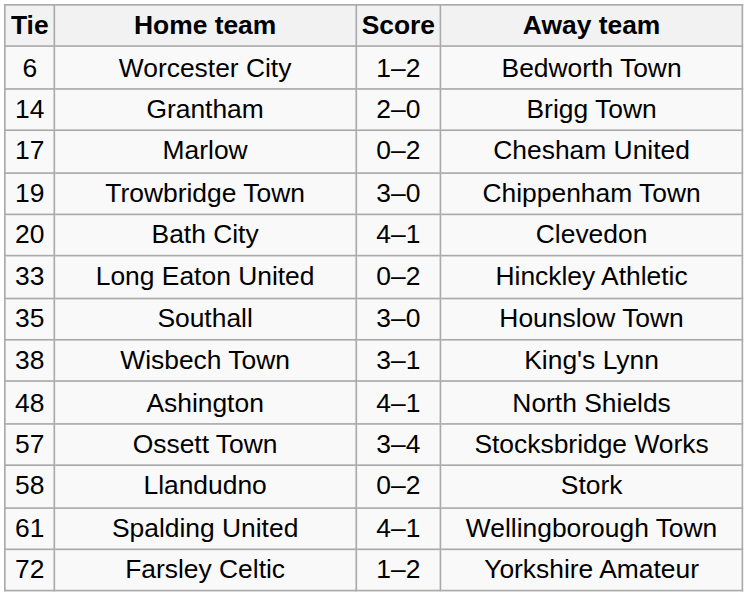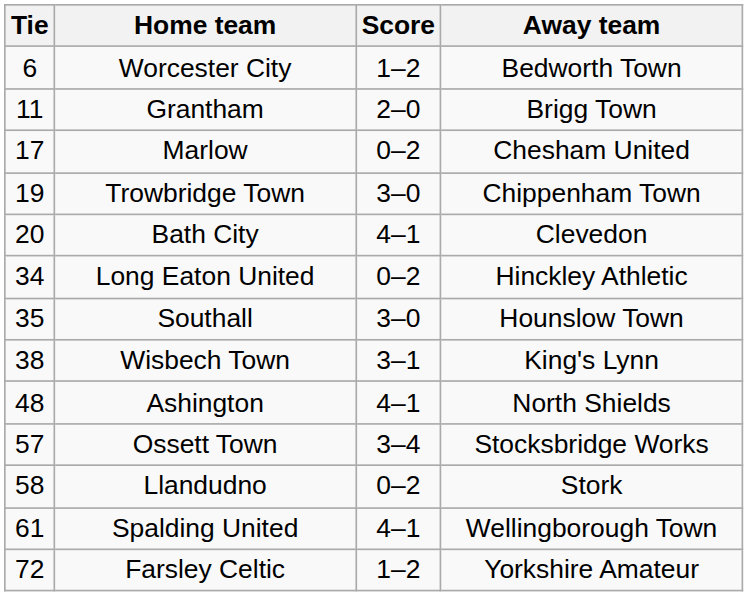(30, 109) 14 -> (30, 109) 11
(30, 276) 33 -> (30, 276) 34
